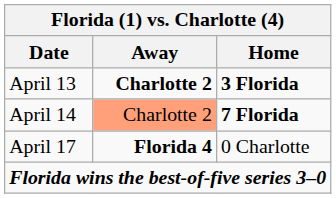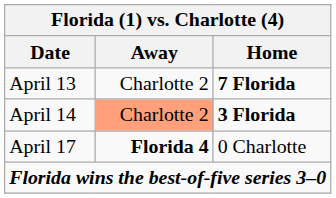(164, 83) bold -> (164, 83) normal
(260, 83) 3 Florida -> (257, 83) 7 Florida
(260, 114) 7 Florida -> (257, 114) 3 Florida
